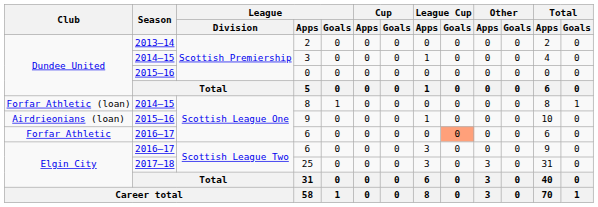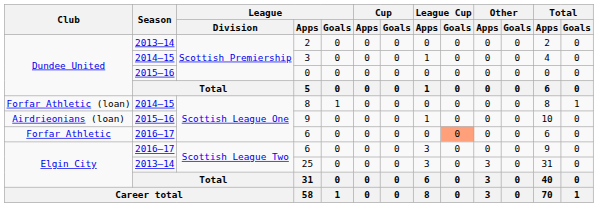(155, 165) 2017–18 -> (155, 165) 2013–14
